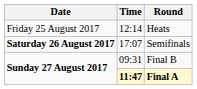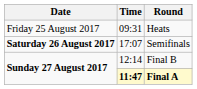(131, 28) 12:14 -> (131, 28) 09:31
(131, 60) 09:31 -> (131, 60) 12:14
